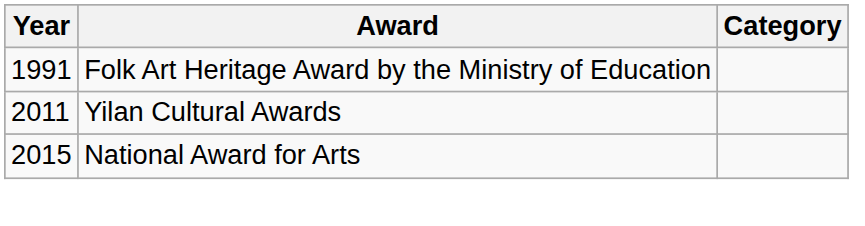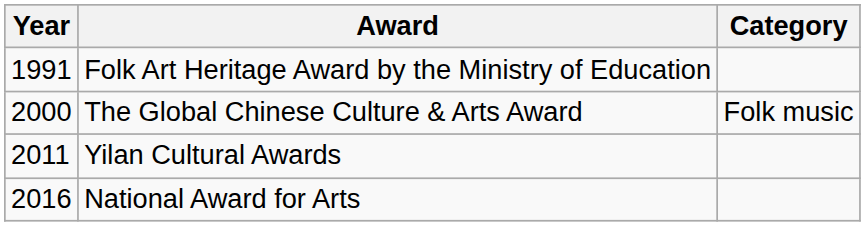+ row: (333, 112)
(41, 155) 2015 -> (41, 198) 2016
